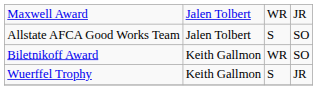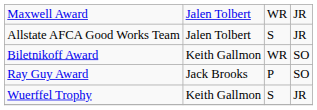(301, 34) SO -> (300, 34) JR
+ row: (48, 74)
